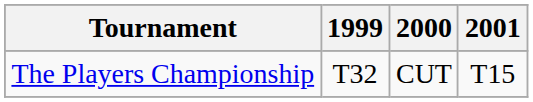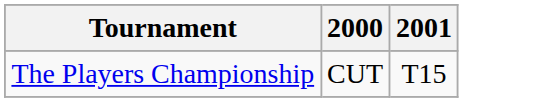- column: (355, 27)
